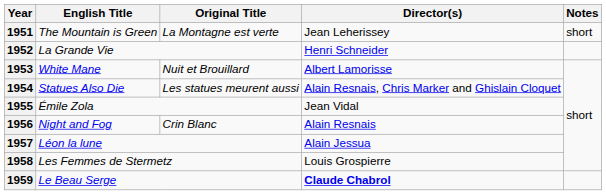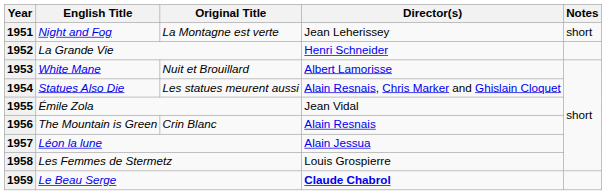(98, 32) The Mountain is Green -> (75, 32) Night and Fog
(75, 124) Night and Fog -> (98, 124) The Mountain is Green
